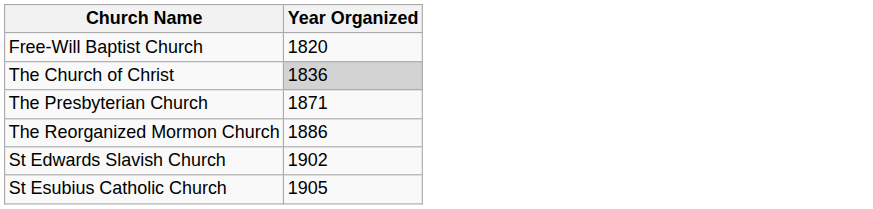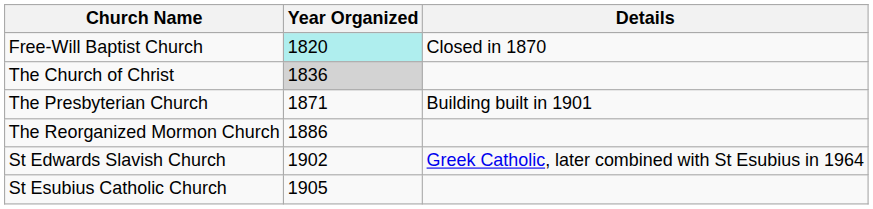+ column: (645, 18)
(308, 47) no background -> (308, 47) paleturquoise background
